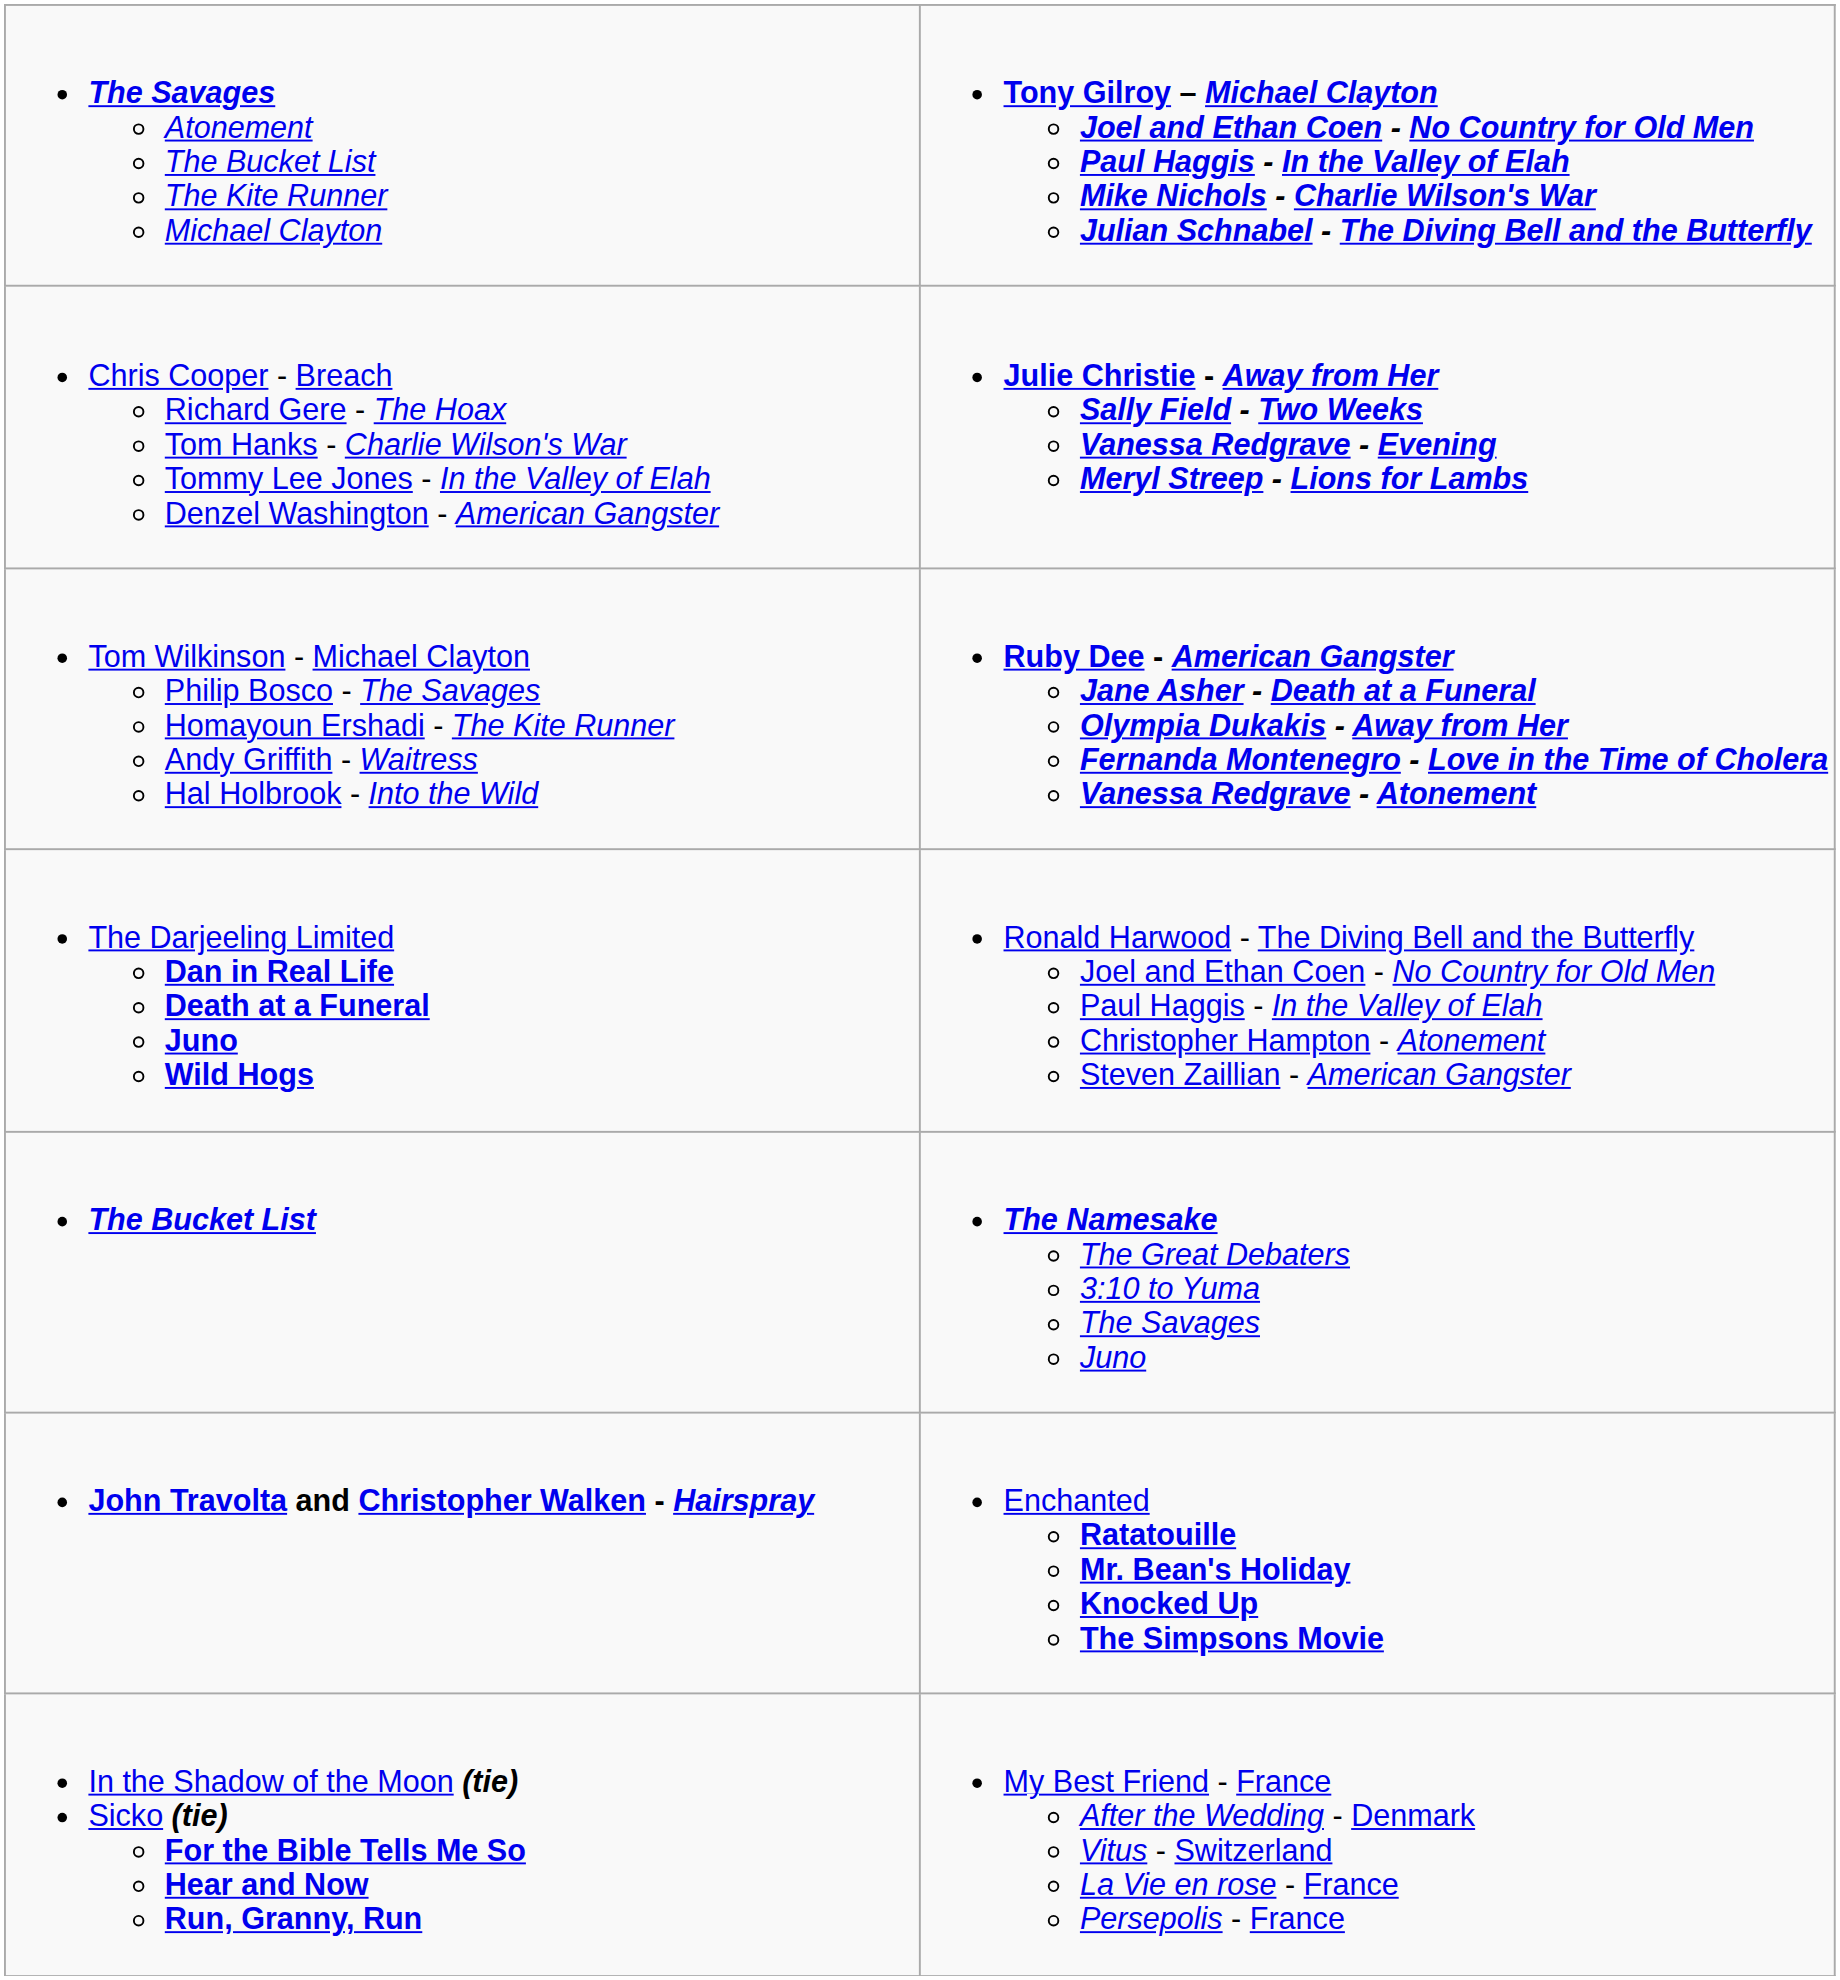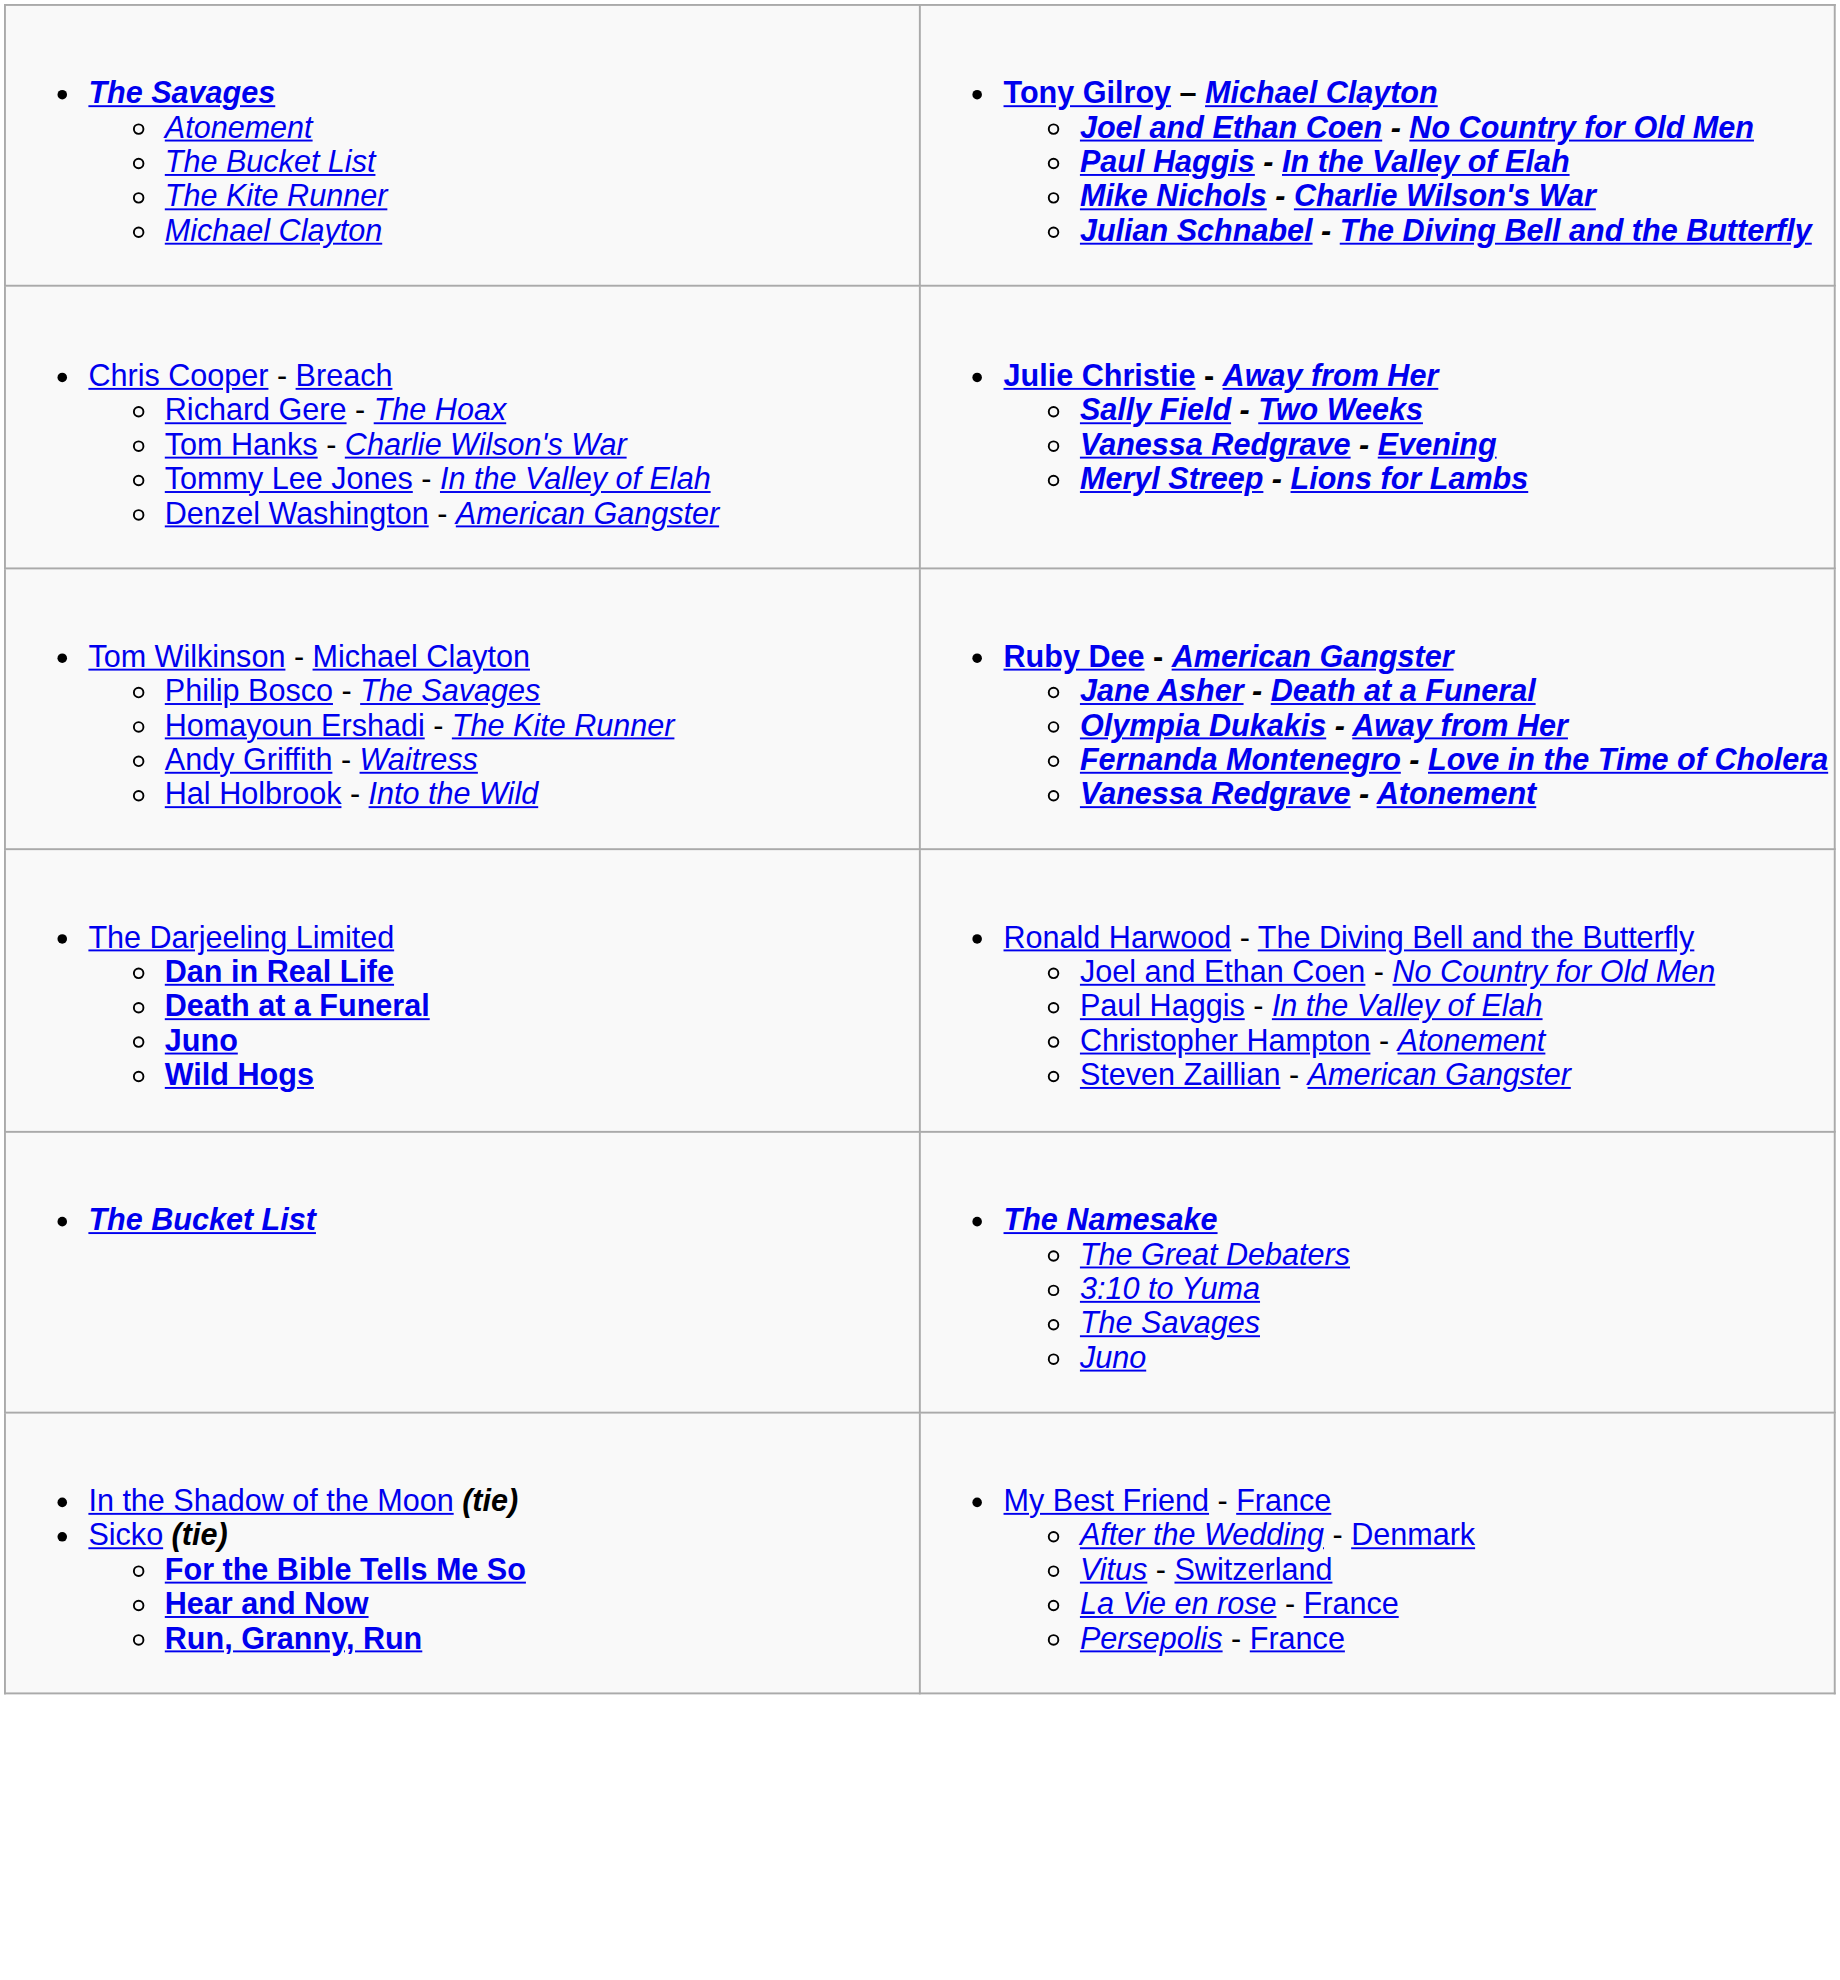- row: (463, 1502)
